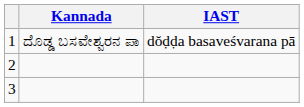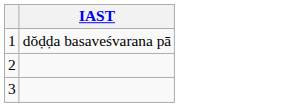- column: (81, 16)
